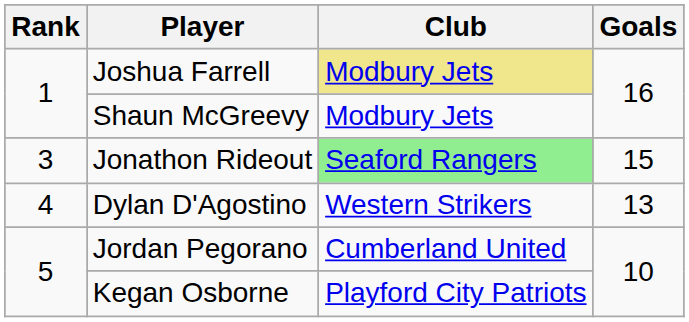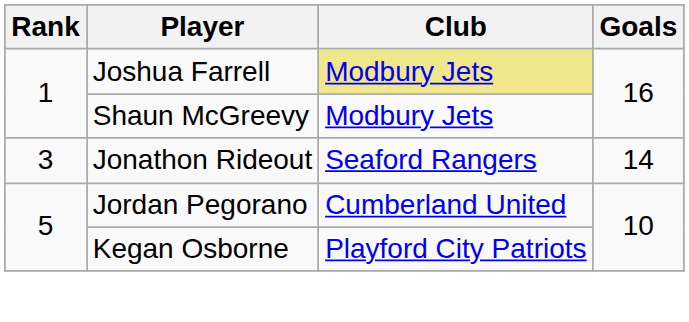(431, 159) lightgreen background -> (431, 159) no background
(638, 159) 15 -> (638, 159) 14
- row: (200, 204)
